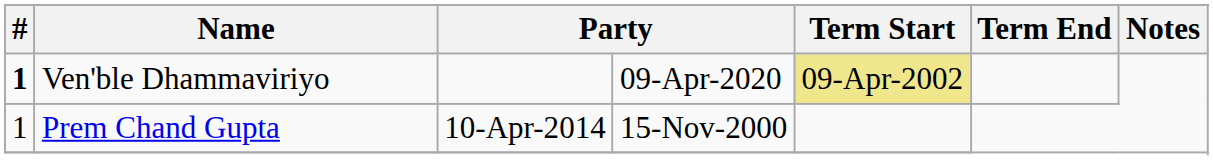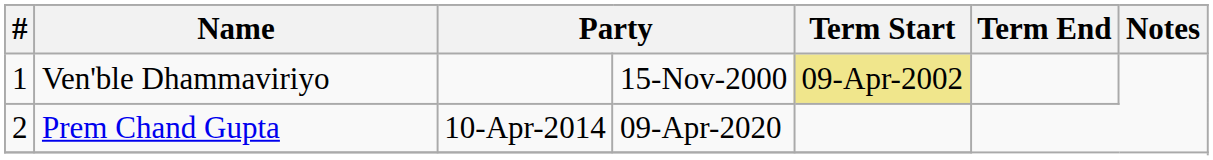(20, 78) bold -> (20, 78) normal
(701, 78) 09-Apr-2020 -> (704, 78) 15-Nov-2000
(20, 127) 1 -> (20, 127) 2
(704, 127) 15-Nov-2000 -> (701, 127) 09-Apr-2020
